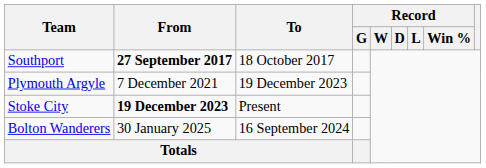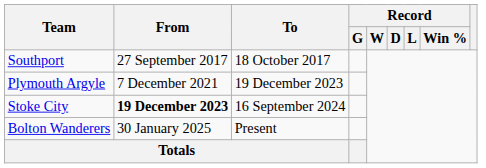(175, 60) bold -> (172, 60) normal
(260, 106) Present -> (290, 106) 16 September 2024
(294, 128) 16 September 2024 -> (256, 128) Present
